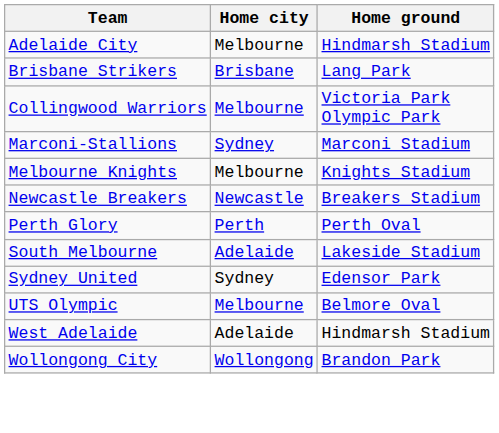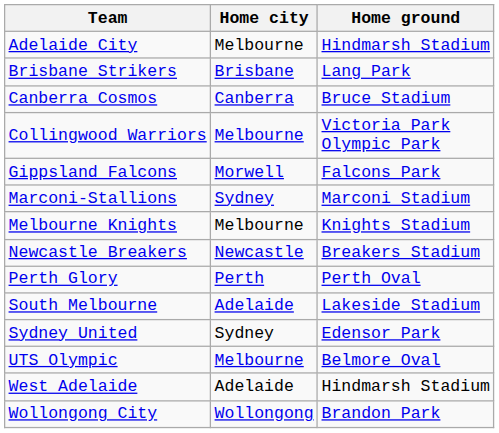+ row: (83, 99)
+ row: (93, 172)
